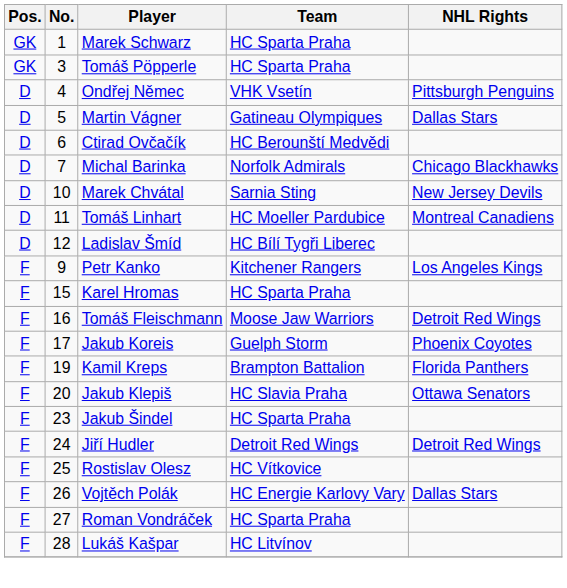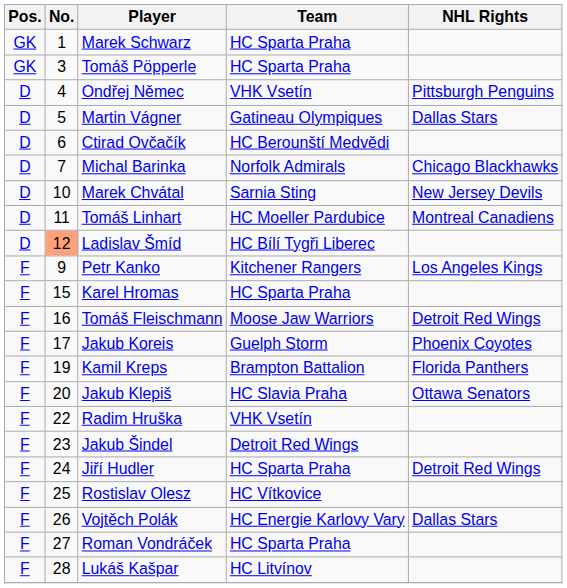(62, 243) no background -> (62, 243) lightsalmon background
+ row: (132, 419)
(290, 419) HC Sparta Praha -> (294, 444) Detroit Red Wings
(294, 444) Detroit Red Wings -> (290, 469) HC Sparta Praha
